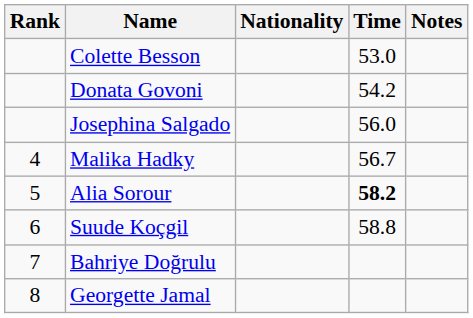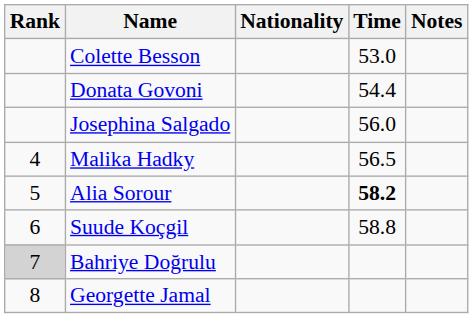(377, 90) 54.2 -> (377, 90) 54.4
(377, 158) 56.7 -> (377, 158) 56.5
(35, 261) no background -> (35, 261) lightgrey background
